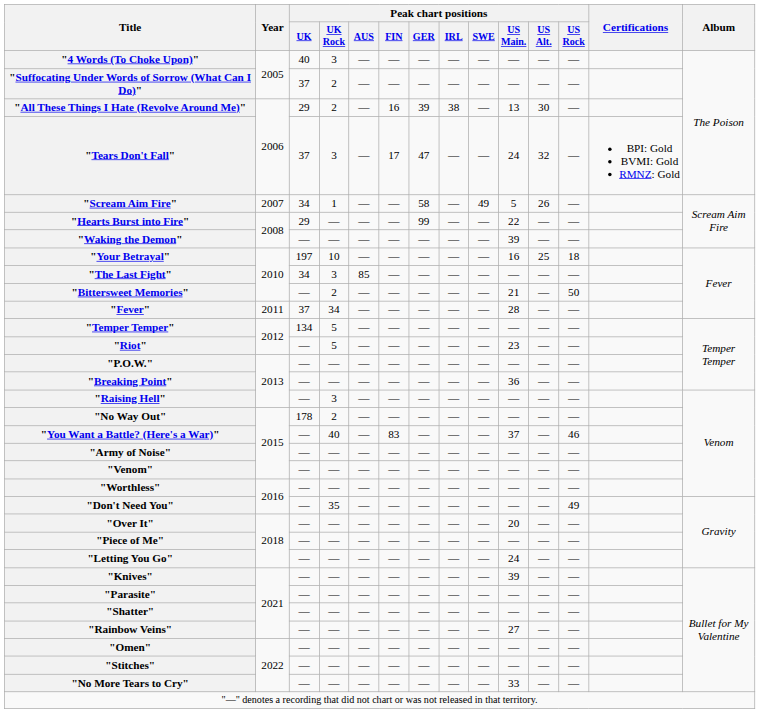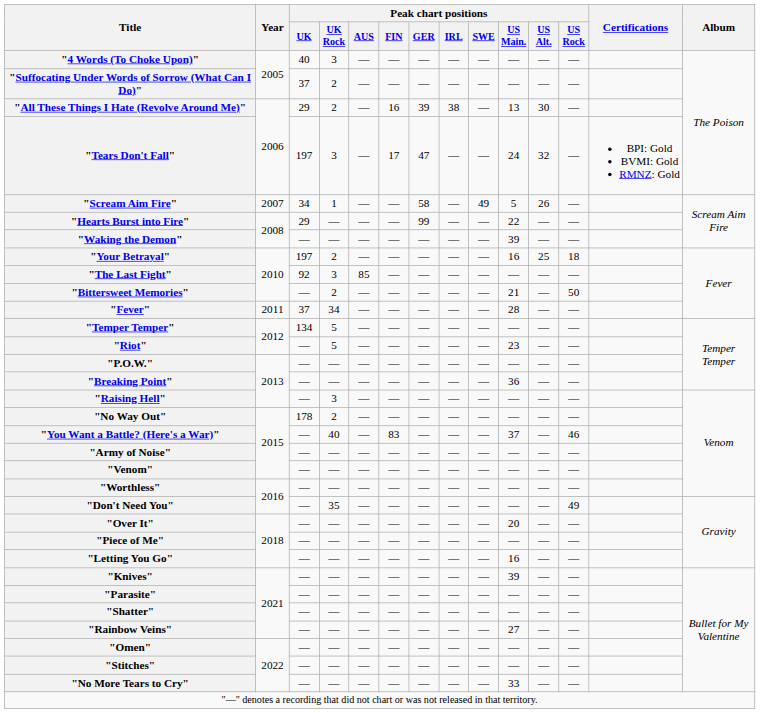(304, 155) 37 -> (304, 155) 197
(334, 256) 10 -> (334, 256) 2
(304, 274) 34 -> (304, 274) 92
(514, 558) 24 -> (514, 558) 16
